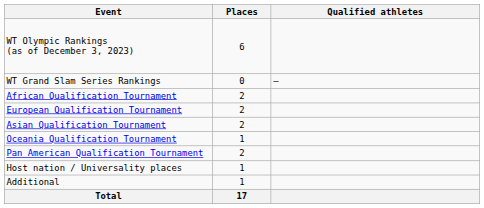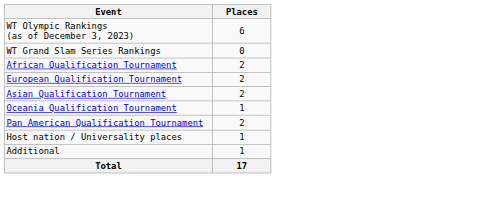- column: (375, 12)
